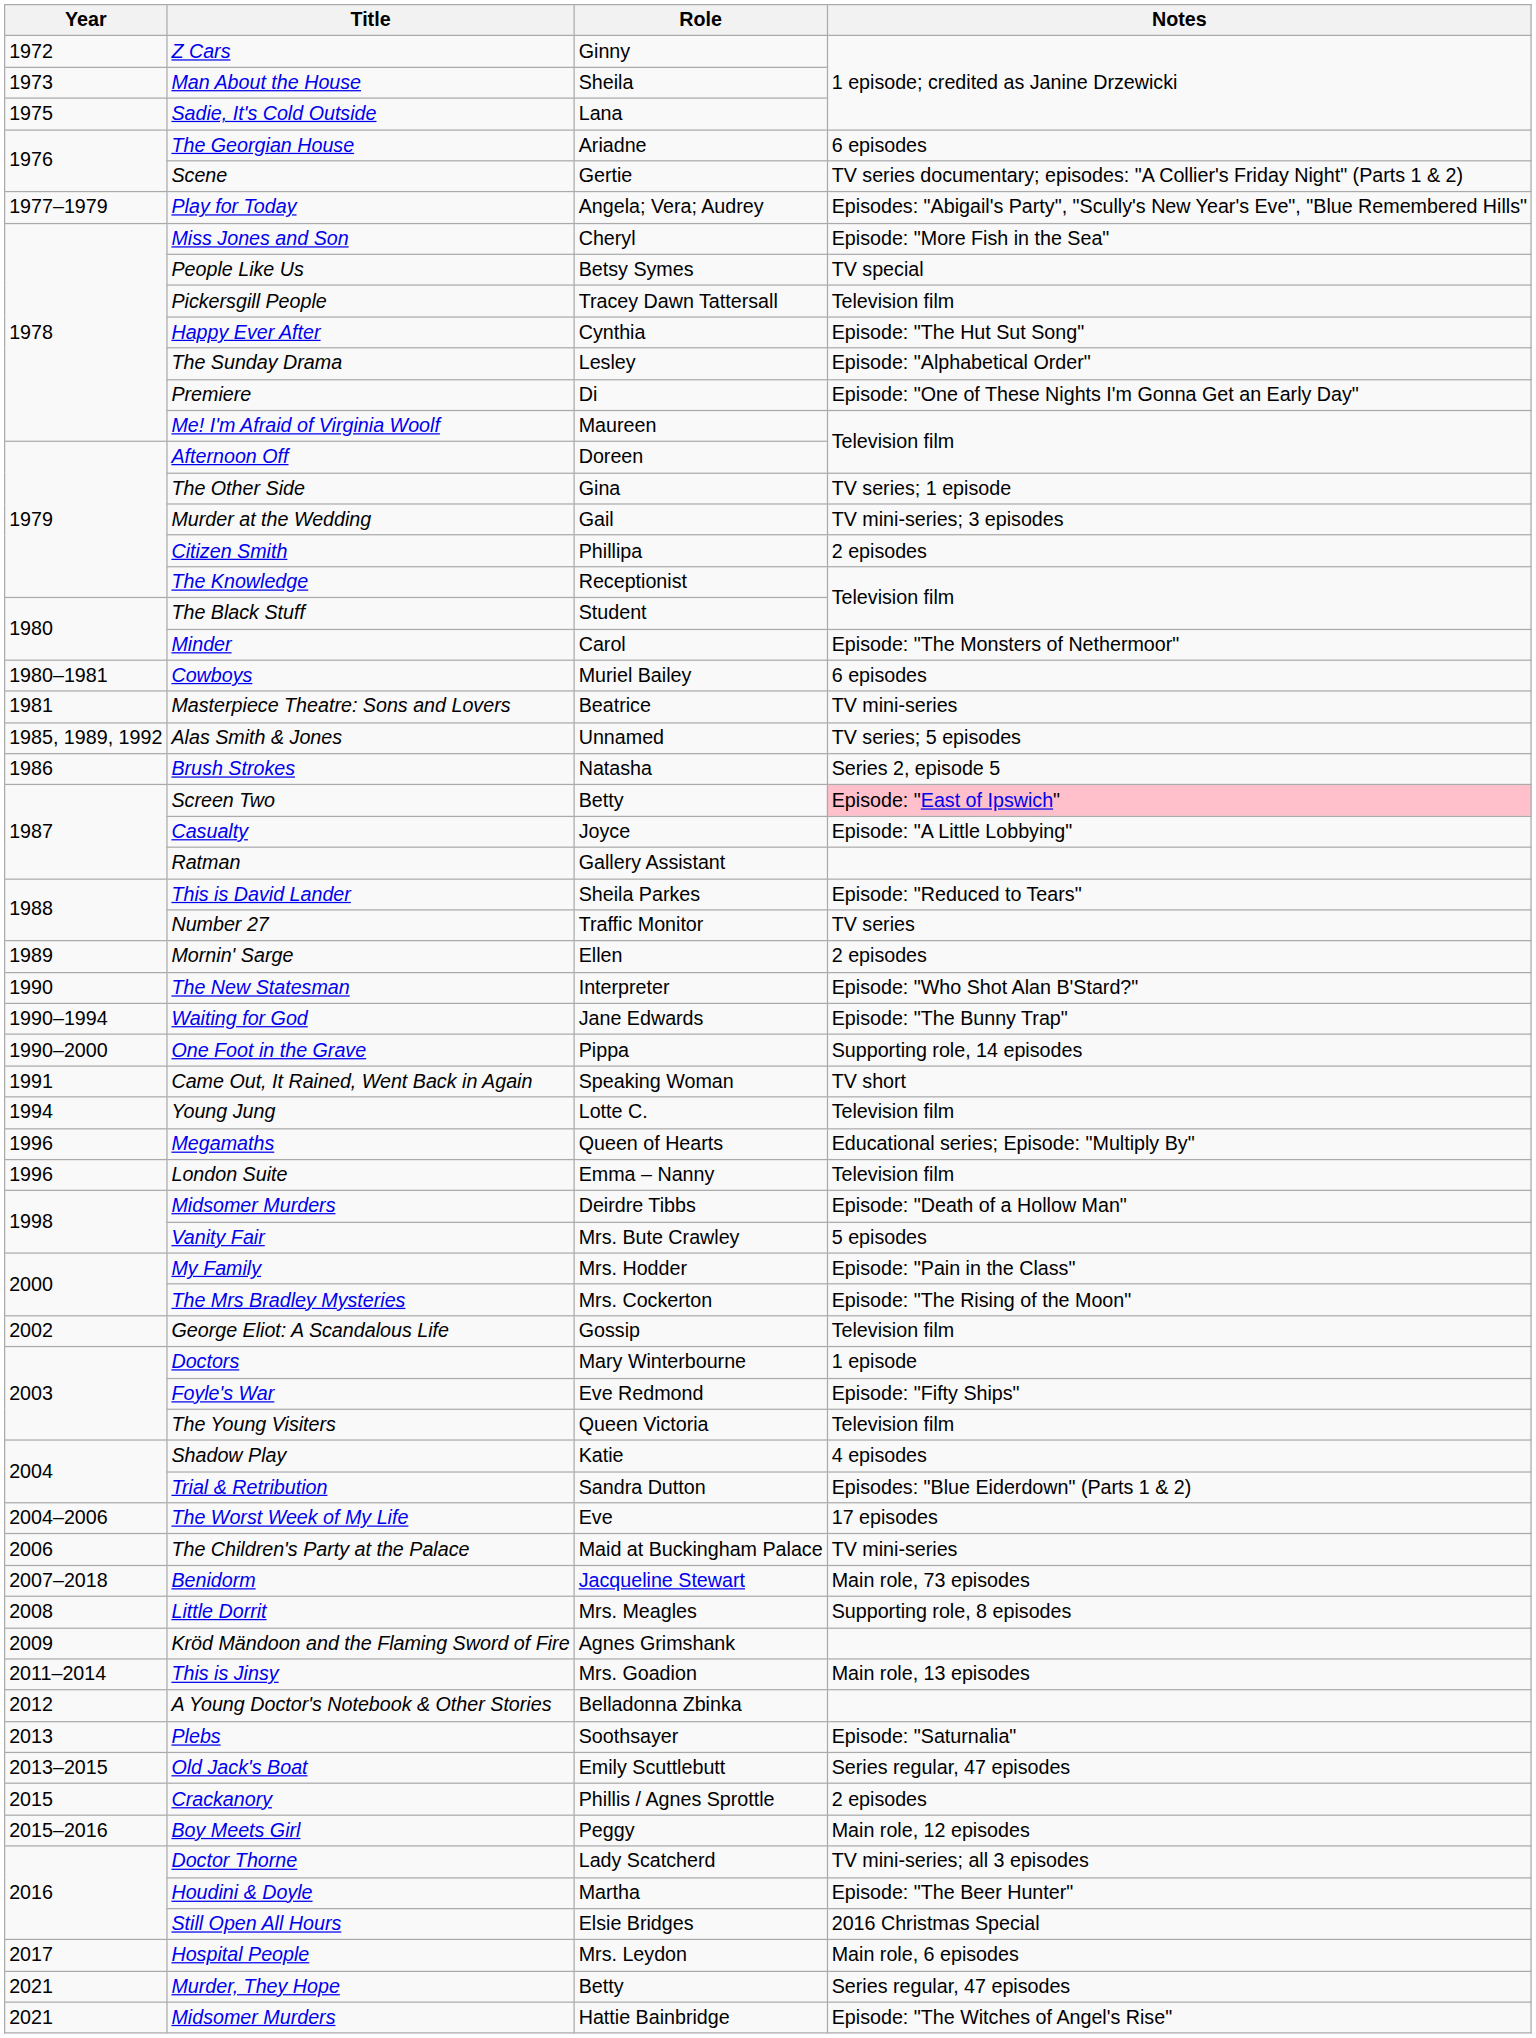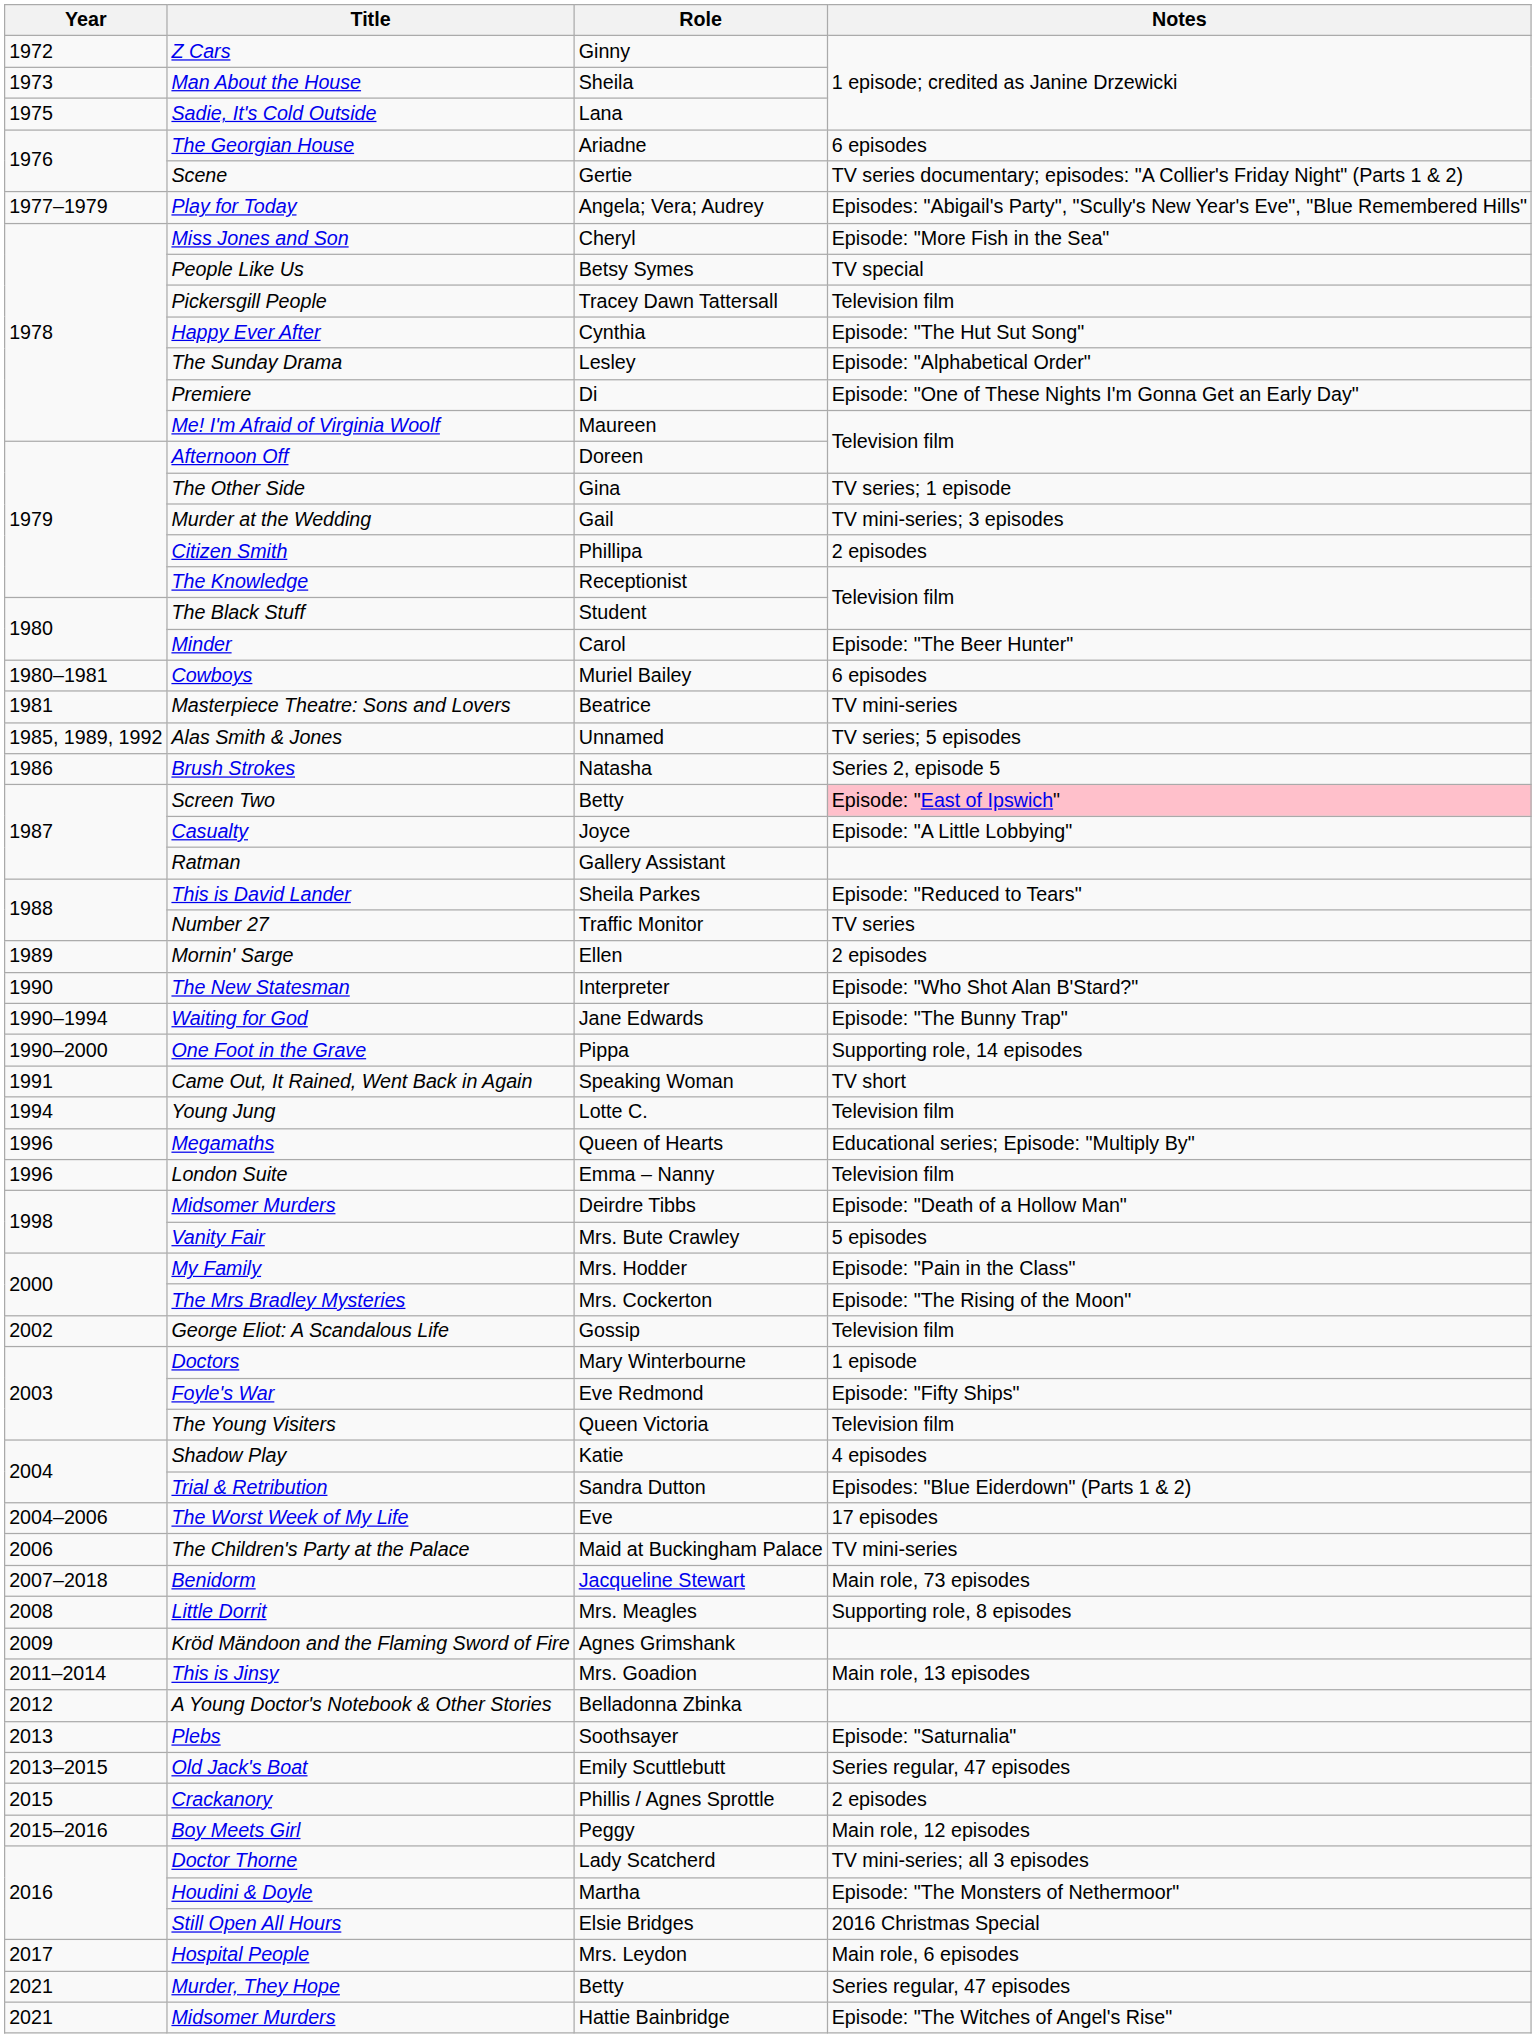(1006, 644) Episode: "The Monsters of Nethermoor" -> (952, 644) Episode: "The Beer Hunter"
(952, 1892) Episode: "The Beer Hunter" -> (1006, 1892) Episode: "The Monsters of Nethermoor"
